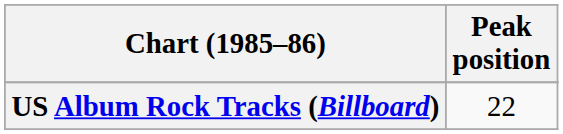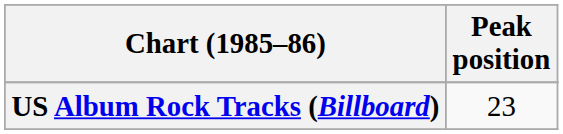(501, 105) 22 -> (501, 105) 23
